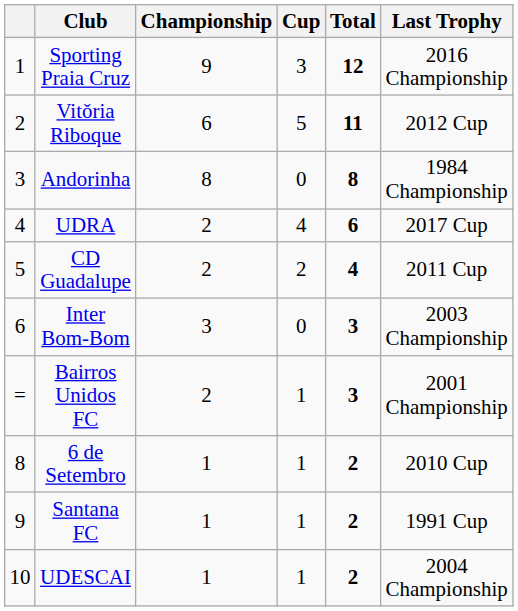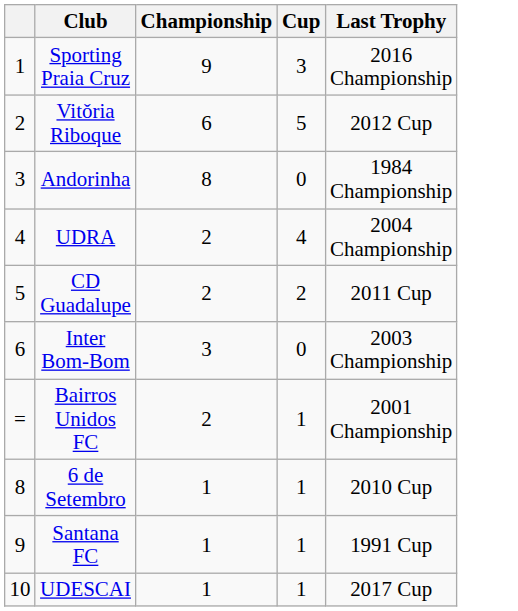- column: (353, 21)
(447, 224) 2017 Cup -> (391, 236) 2004 Championship
(447, 577) 2004 Championship -> (391, 589) 2017 Cup
